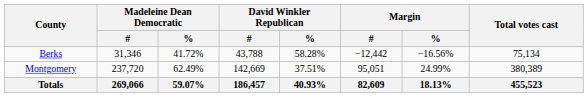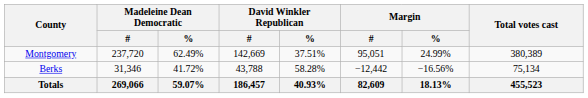rows swapped: (51, 54) <-> (51, 69)
